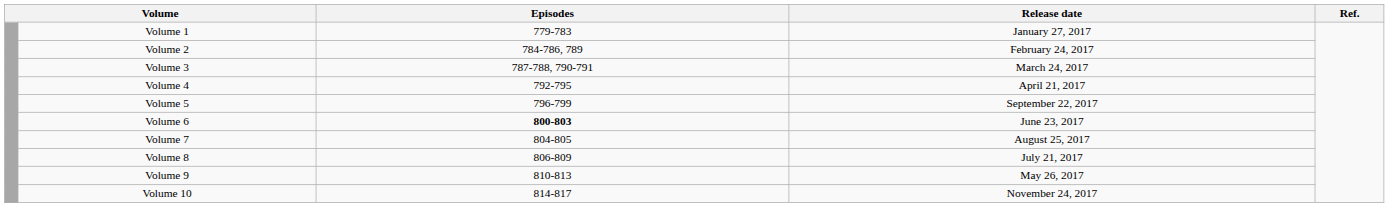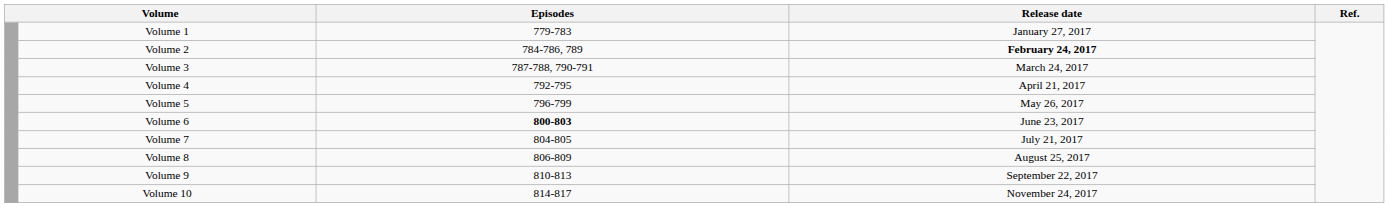(1052, 49) normal -> (1052, 49) bold
(1052, 103) September 22, 2017 -> (1052, 103) May 26, 2017
(1052, 139) August 25, 2017 -> (1052, 139) July 21, 2017
(1052, 157) July 21, 2017 -> (1052, 157) August 25, 2017
(1052, 175) May 26, 2017 -> (1052, 175) September 22, 2017
